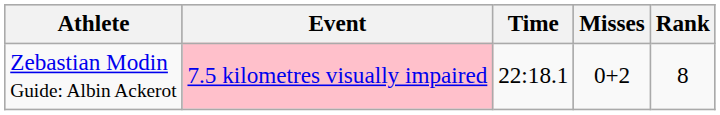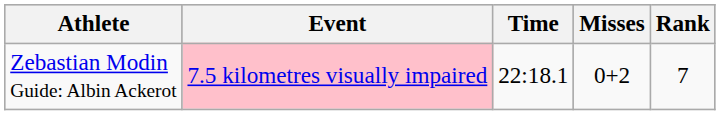(683, 75) 8 -> (683, 75) 7
